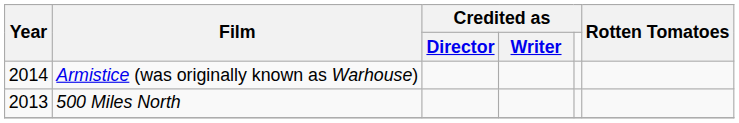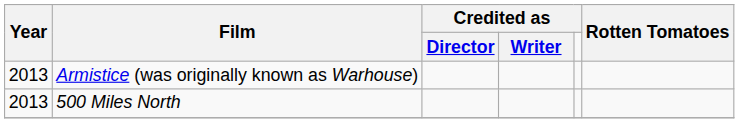(28, 74) 2014 -> (28, 74) 2013
